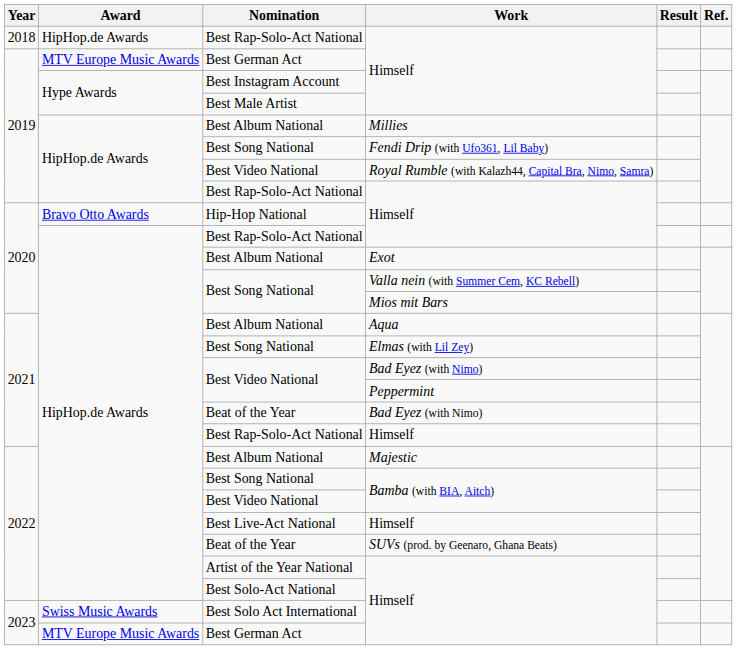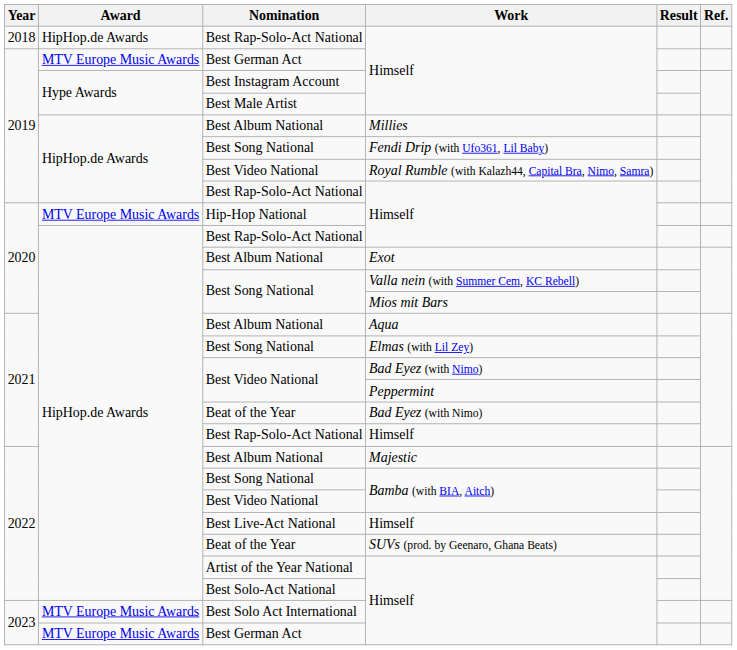(95, 214) Bravo Otto Awards -> (121, 214) MTV Europe Music Awards
(100, 611) Swiss Music Awards -> (121, 611) MTV Europe Music Awards
